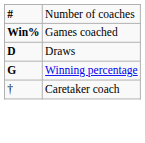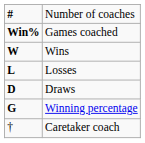+ row: (57, 51)
+ row: (61, 70)
